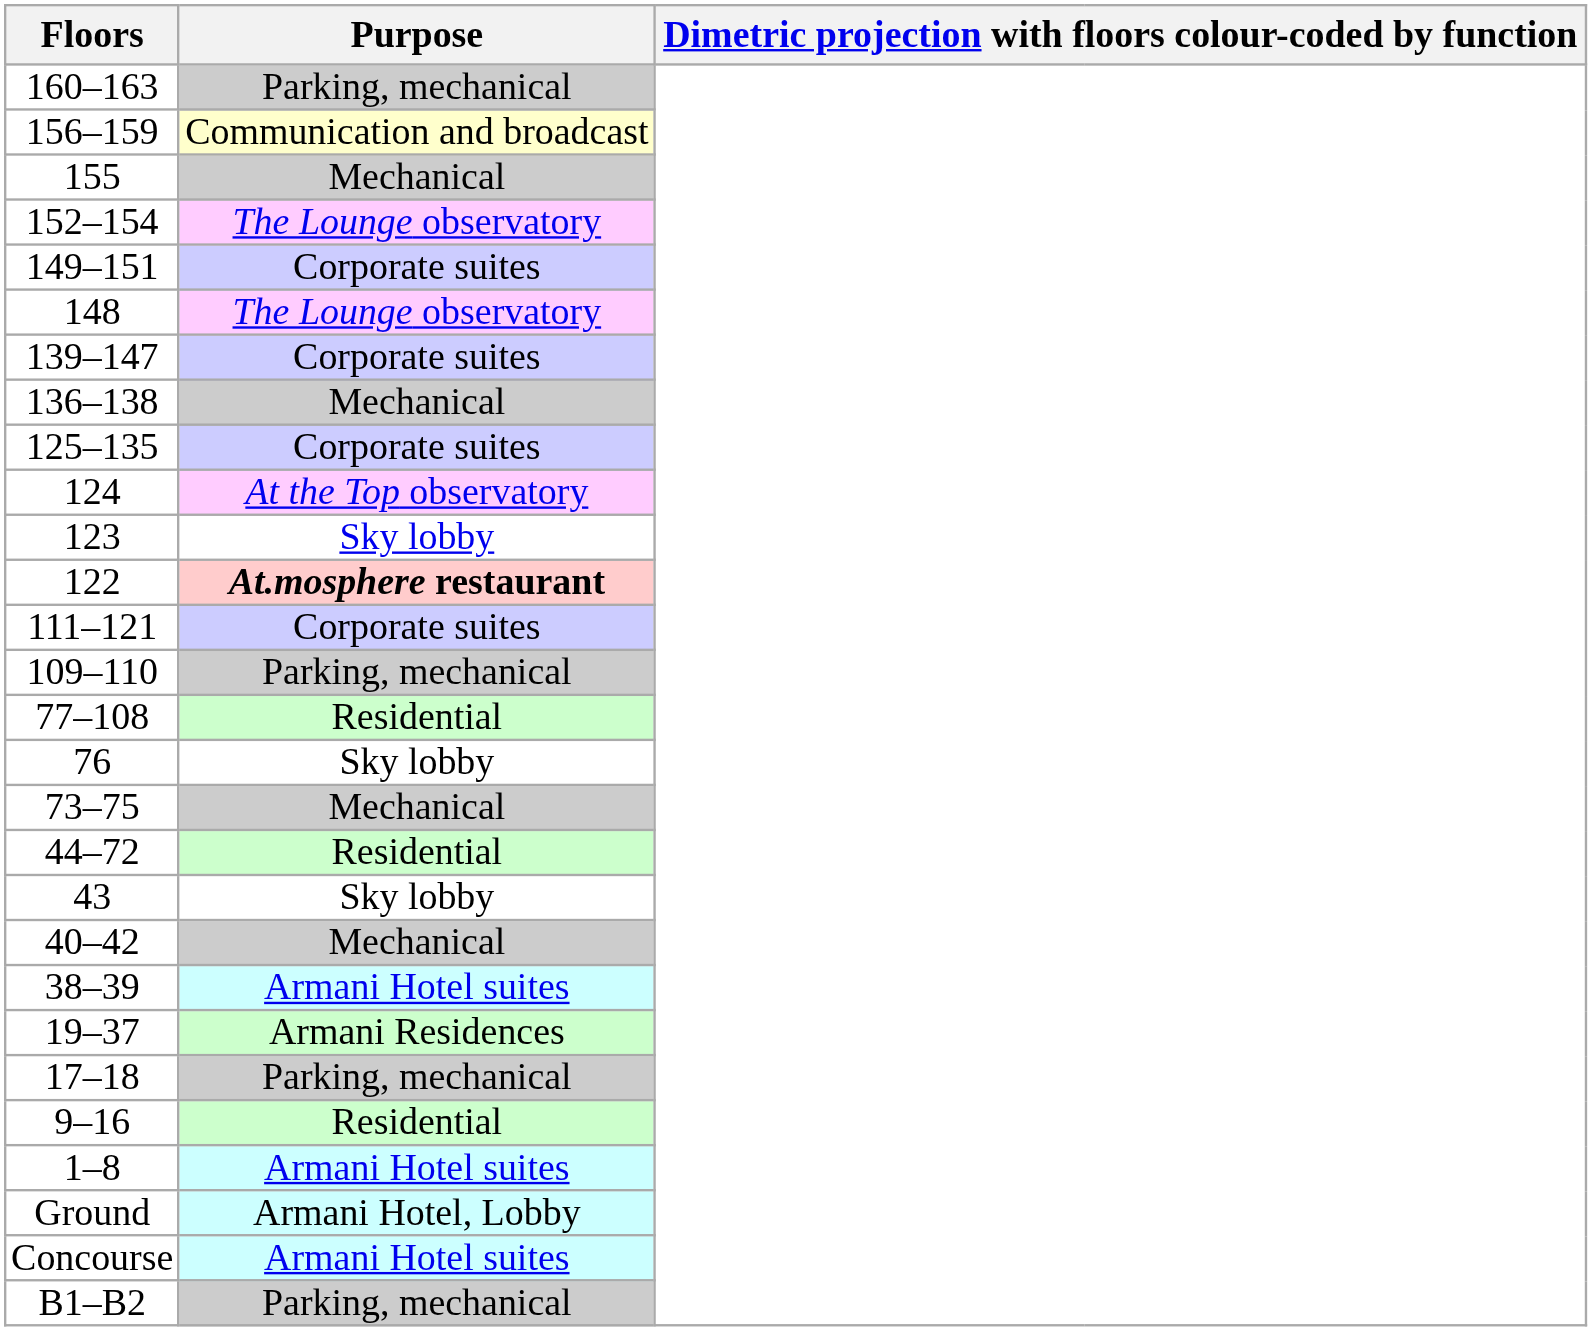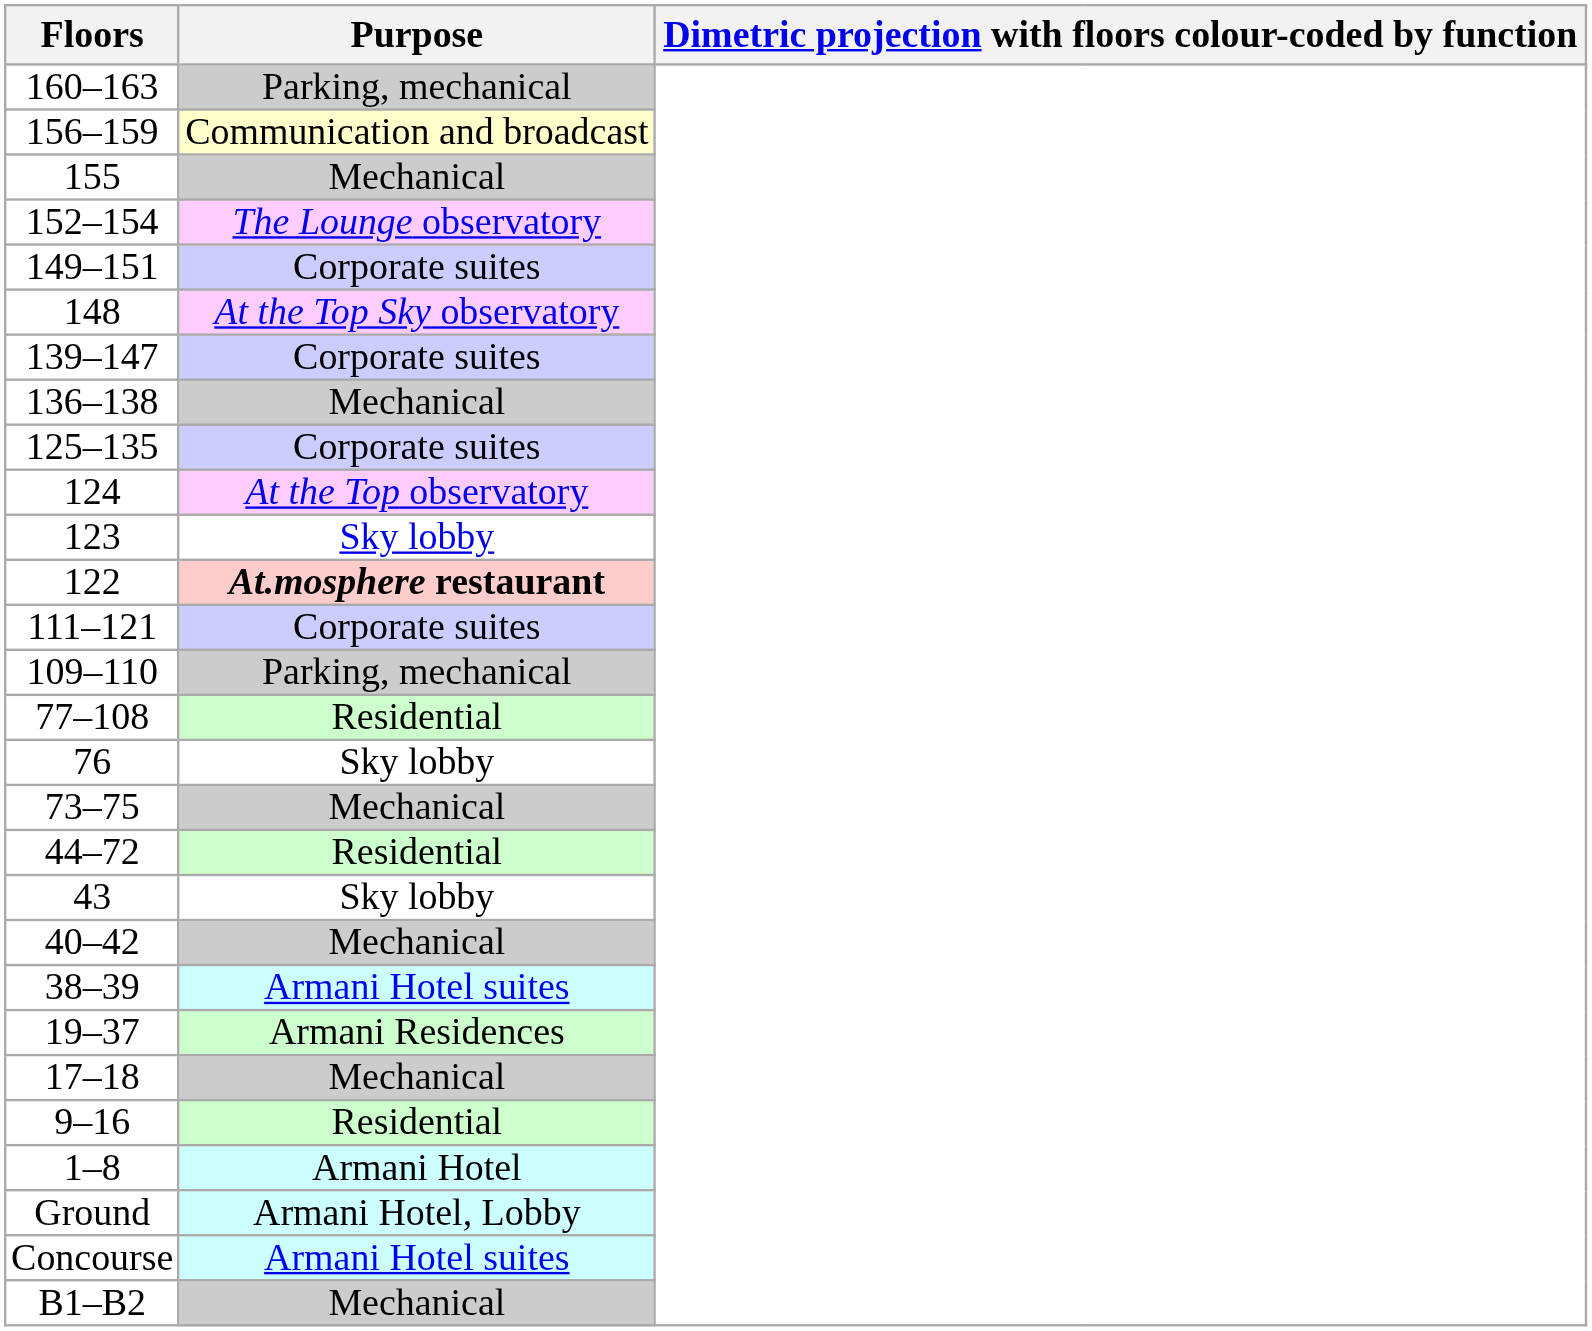(417, 312) The Lounge observatory -> (417, 312) At the Top Sky observatory
(417, 1077) Parking, mechanical -> (417, 1077) Mechanical
(417, 1167) Armani Hotel suites -> (417, 1167) Armani Hotel
(417, 1302) Parking, mechanical -> (417, 1302) Mechanical
